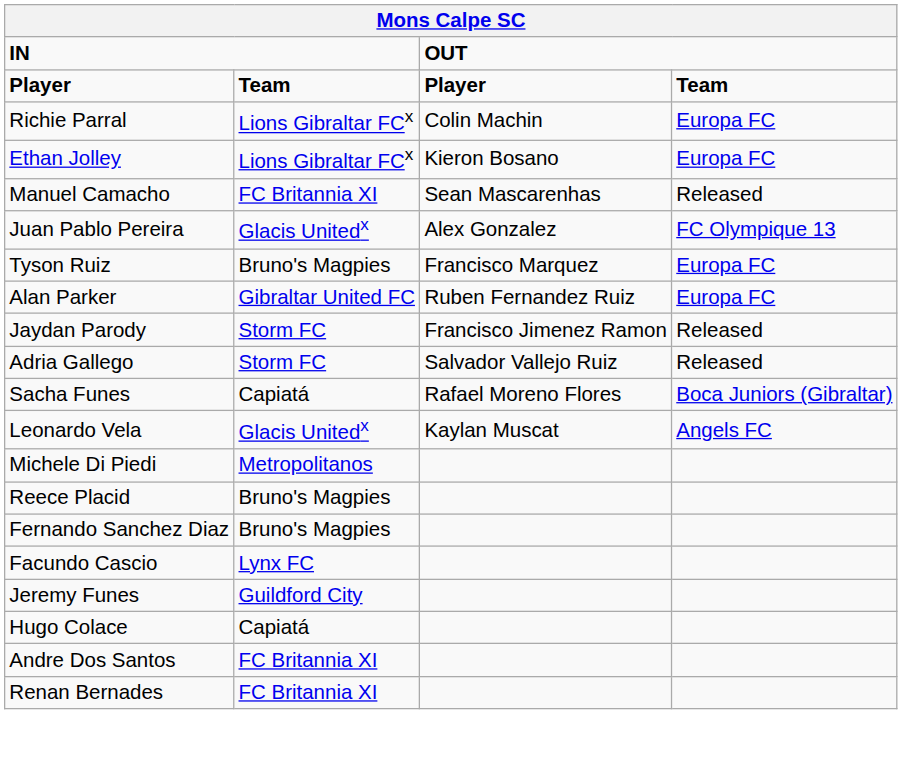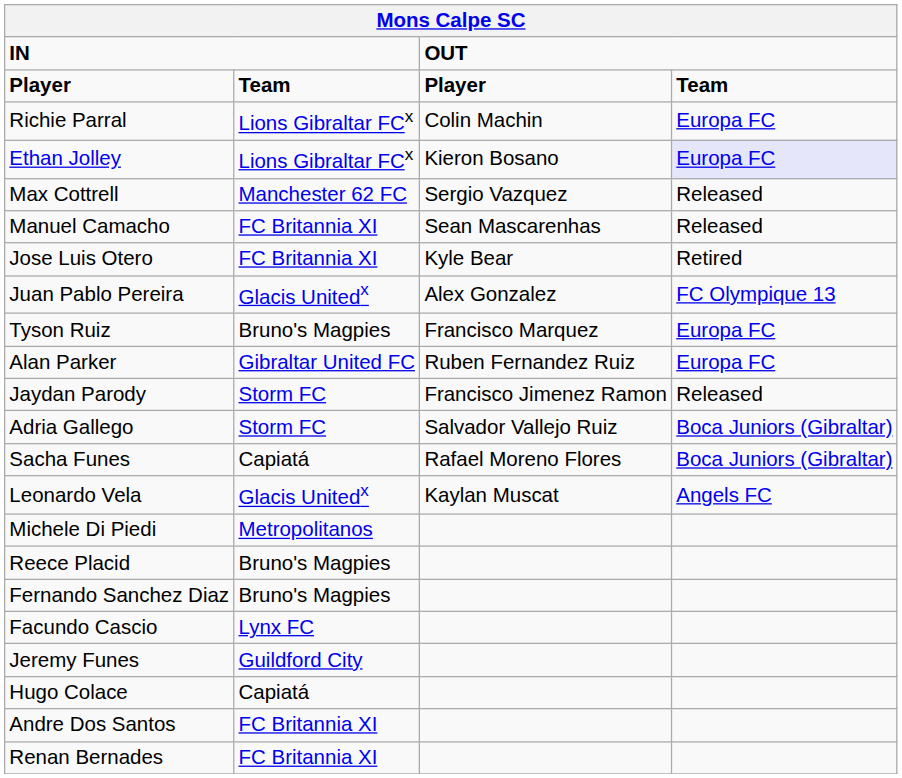(726, 158) no background -> (726, 158) lavender background
+ row: (64, 194)
+ row: (81, 259)
(720, 362) Released -> (784, 427) Boca Juniors (Gibraltar)
